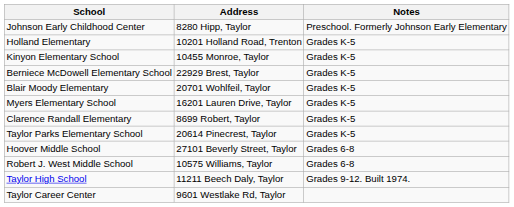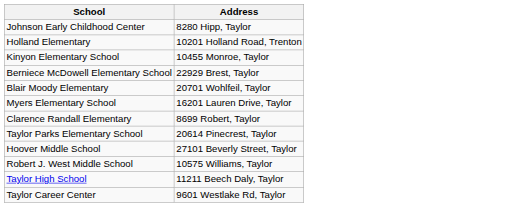- column: (407, 12)
